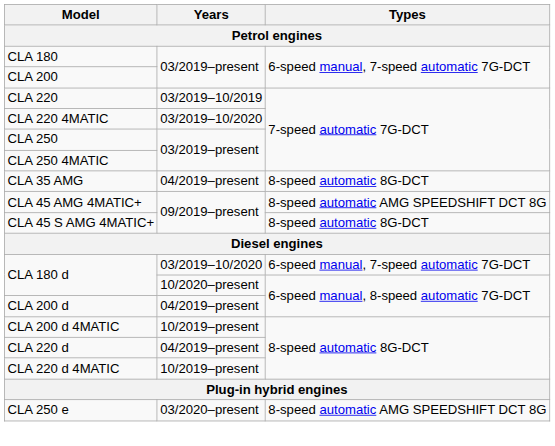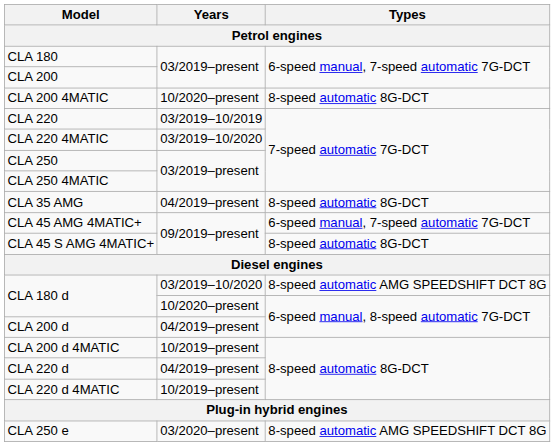+ row: (58, 98)
(407, 202) 8-speed automatic AMG SPEEDSHIFT DCT 8G -> (399, 222) 6-speed manual, 7-speed automatic 7G-DCT
(399, 264) 6-speed manual, 7-speed automatic 7G-DCT -> (407, 285) 8-speed automatic AMG SPEEDSHIFT DCT 8G
